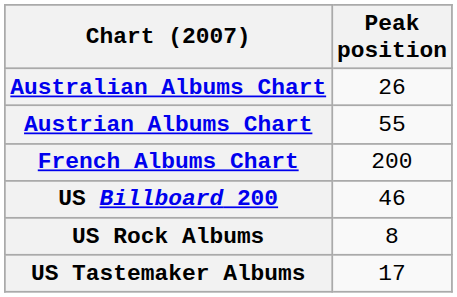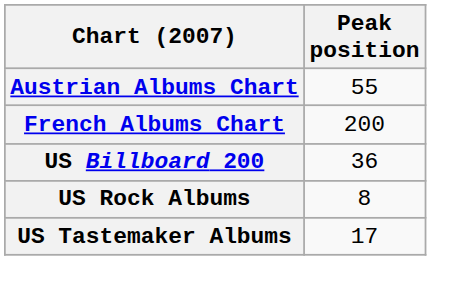- row: (168, 87)
(392, 199) 46 -> (364, 162) 36
